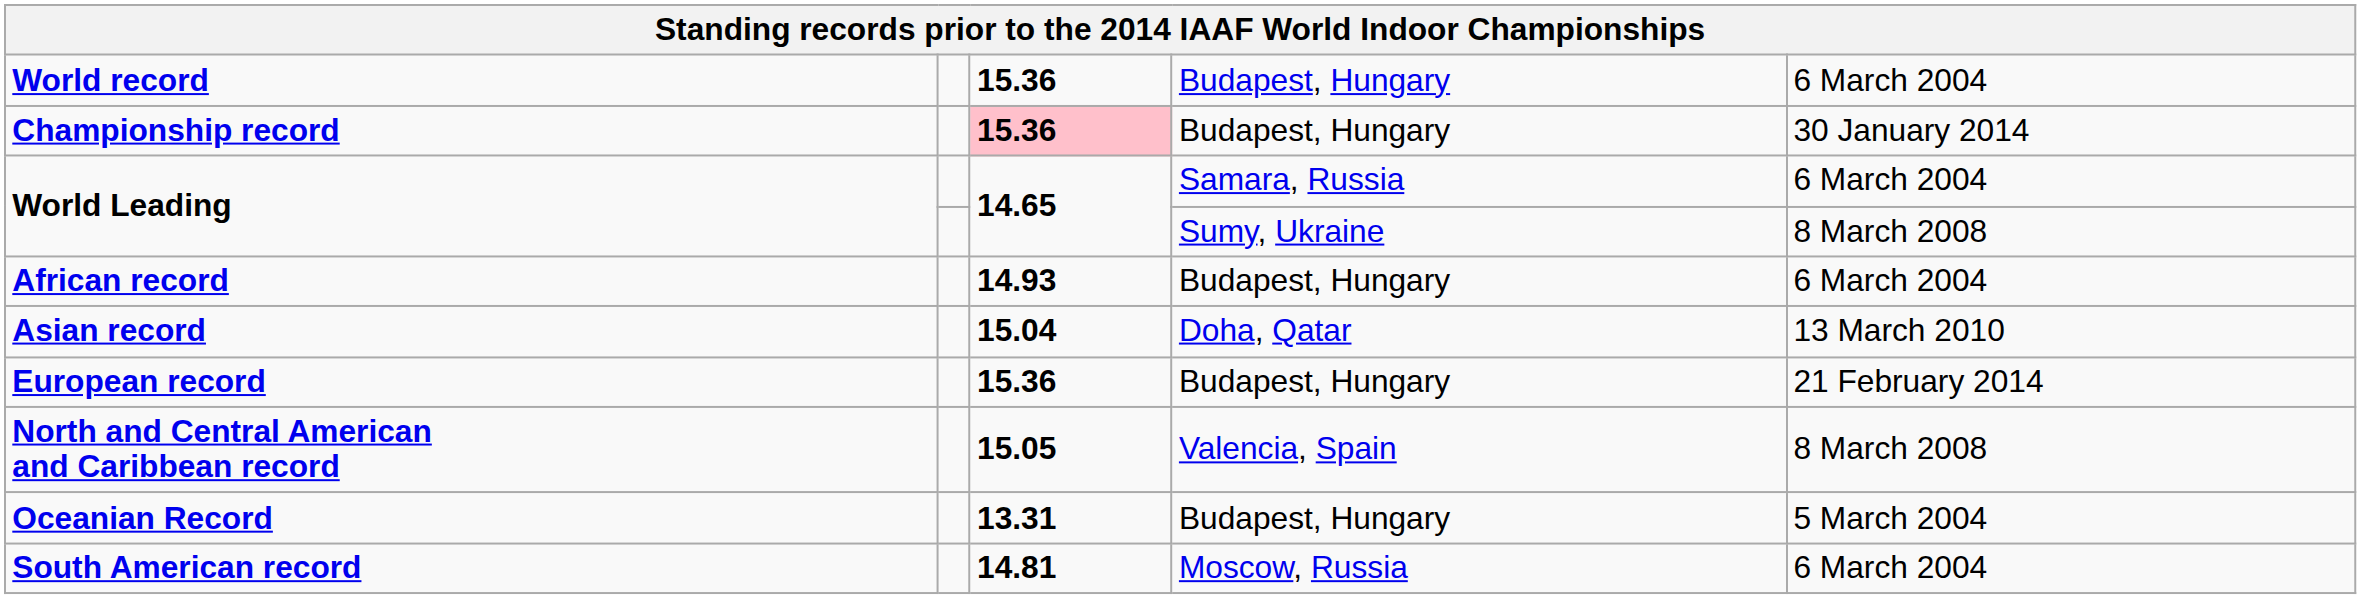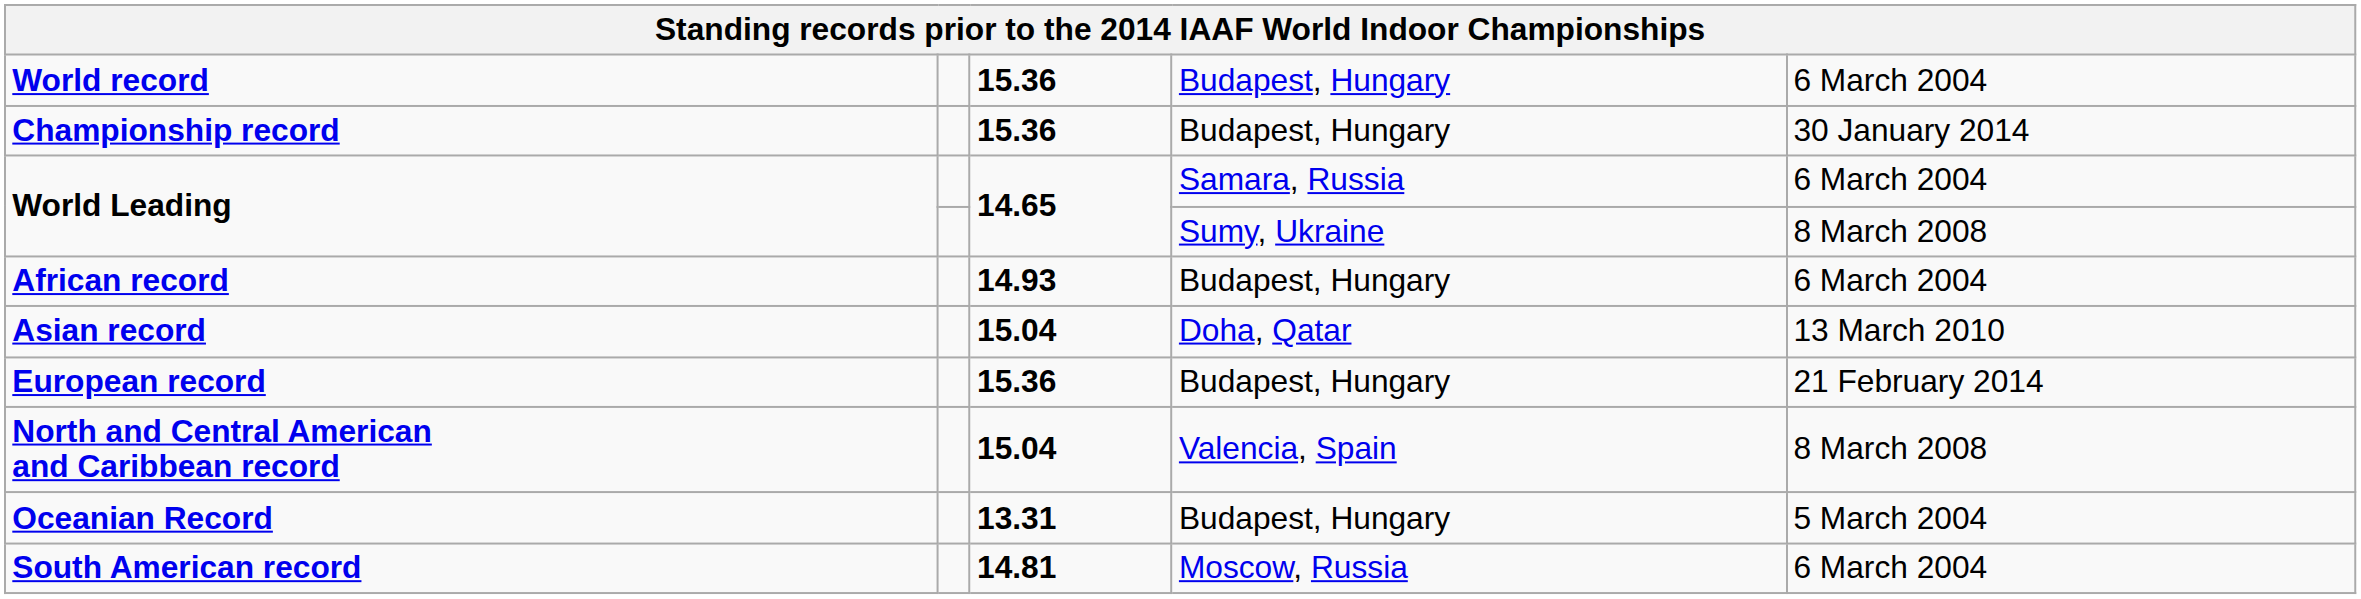(1017, 130) pink background -> (1017, 130) no background
(1017, 449) 15.05 -> (1017, 449) 15.04
